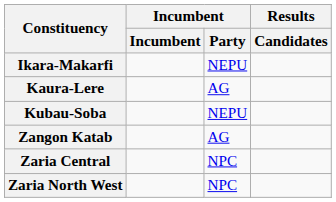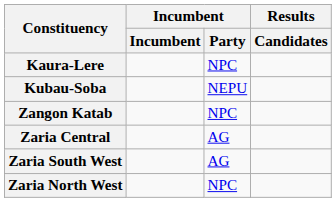- row: (65, 64)
(218, 88) AG -> (222, 64) NPC
(218, 137) AG -> (222, 112) NPC
(222, 161) NPC -> (218, 137) AG
+ row: (65, 161)
